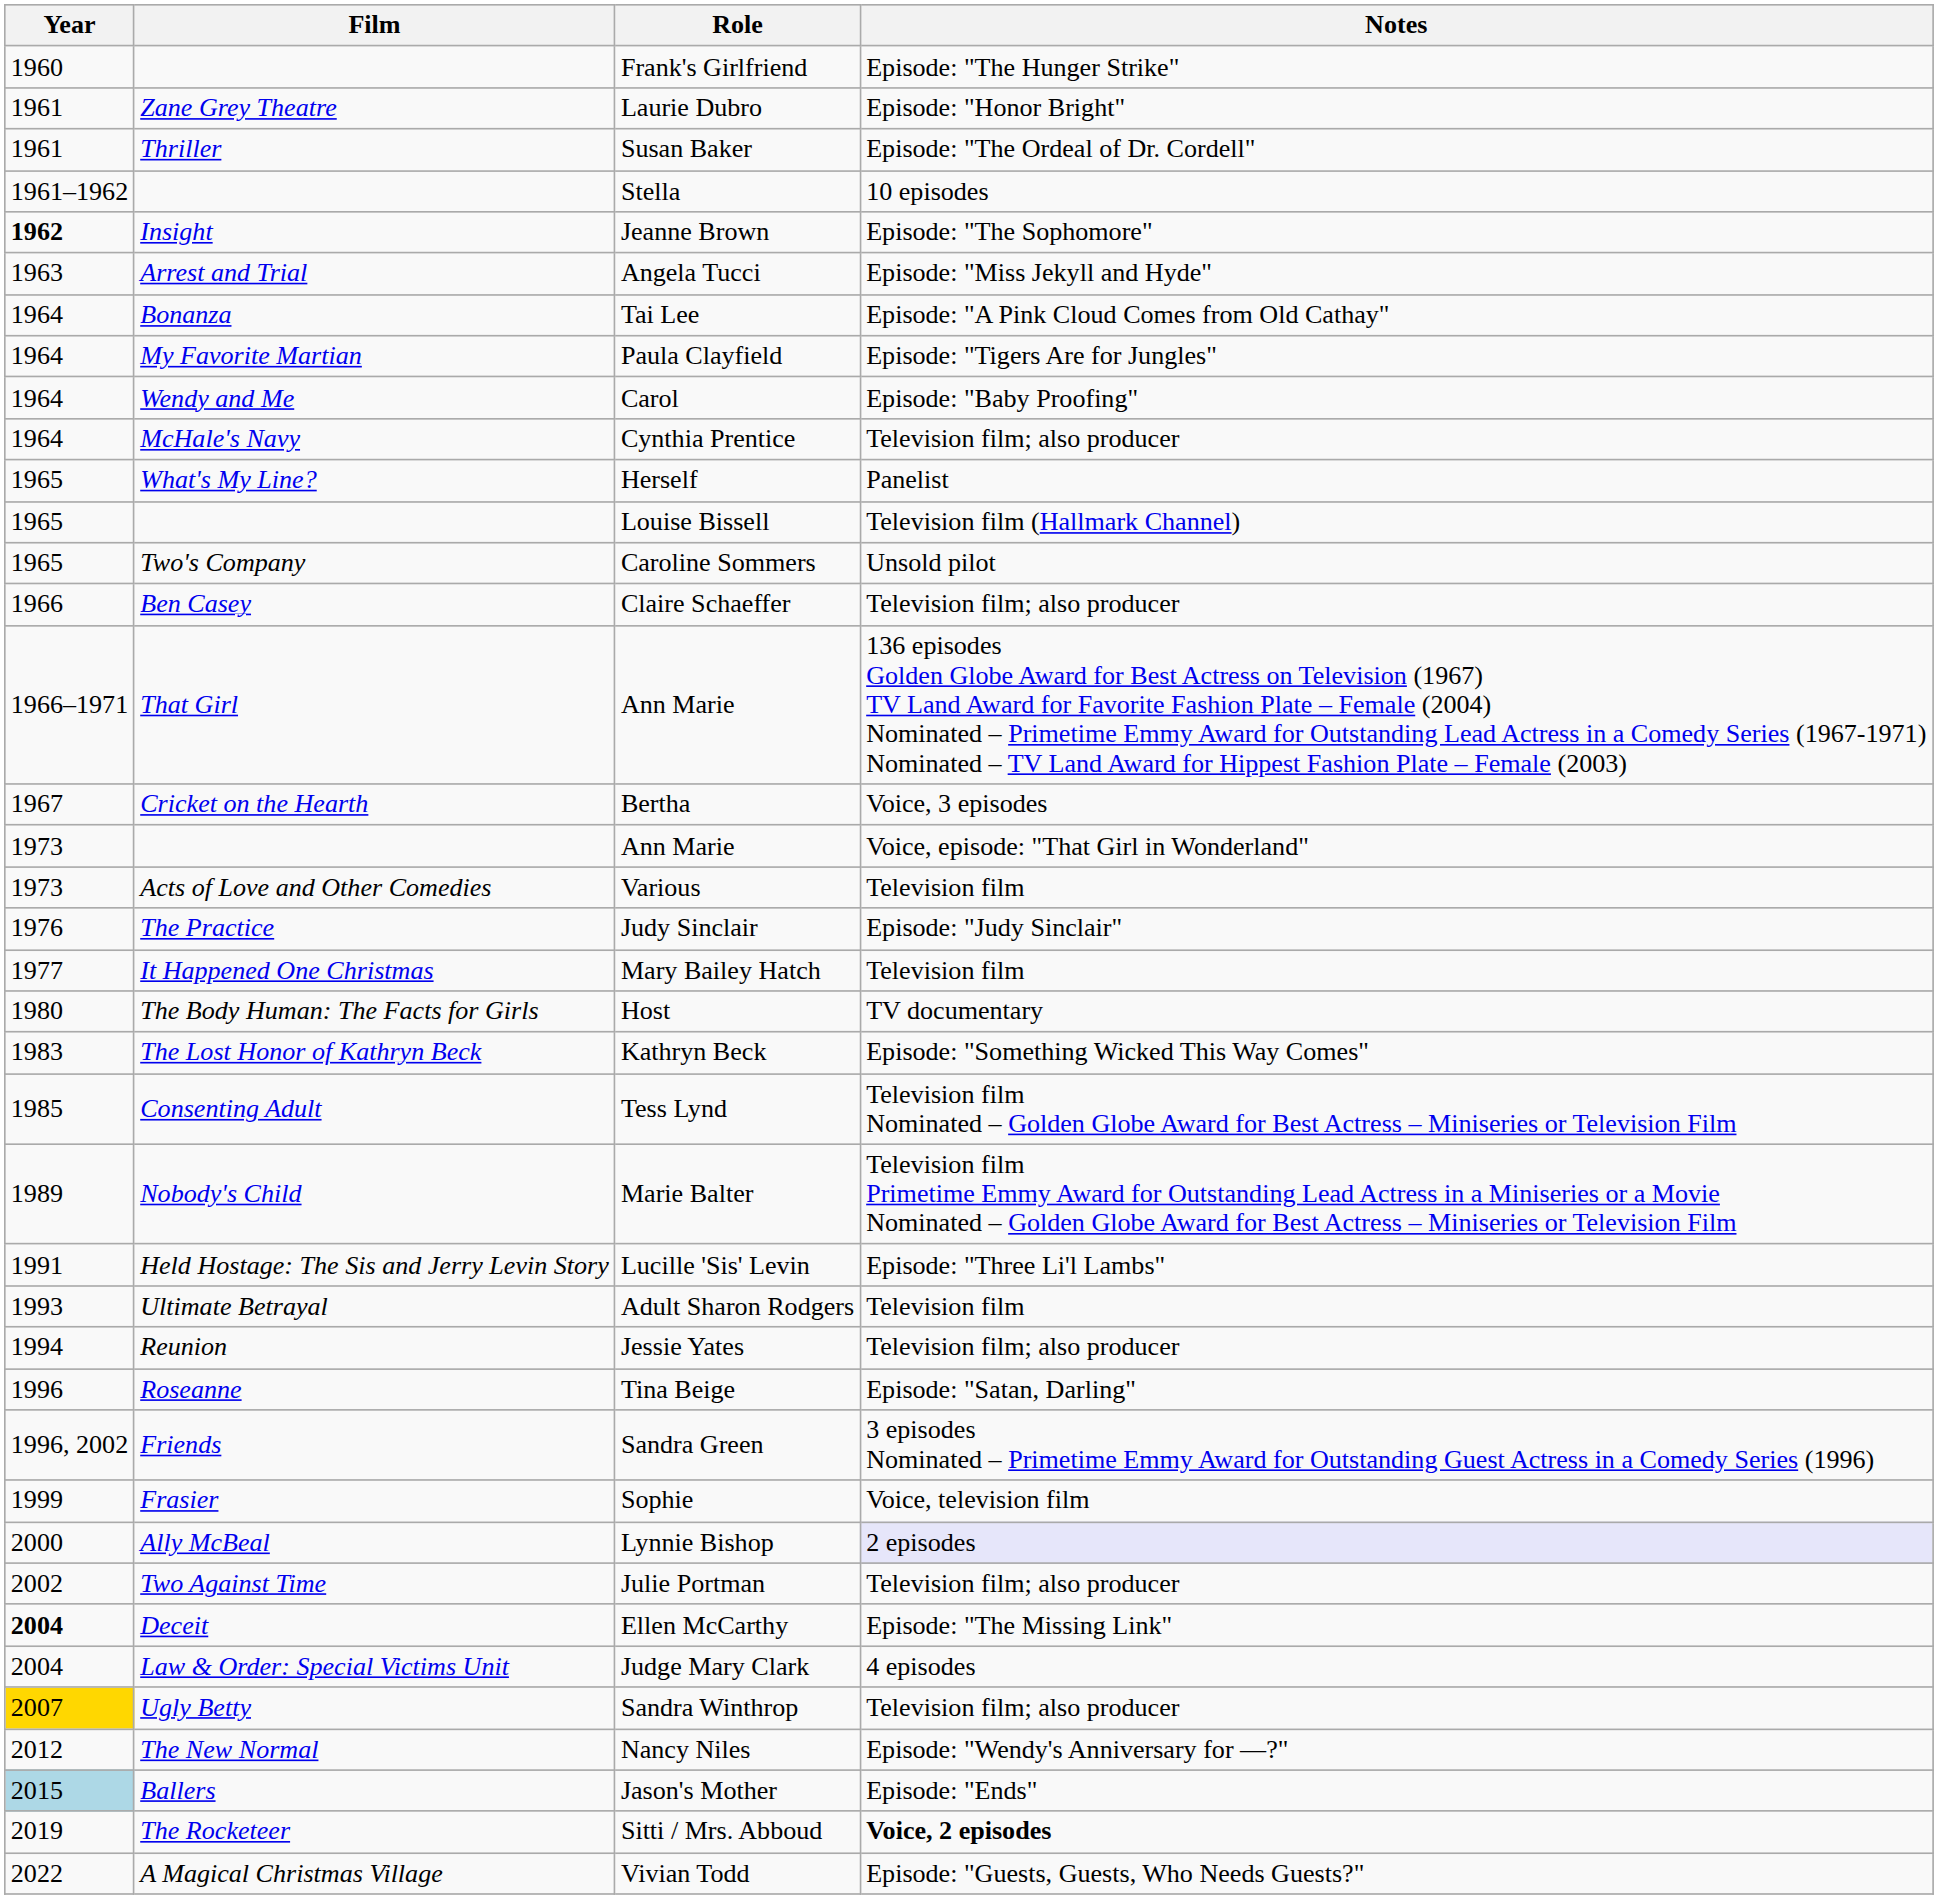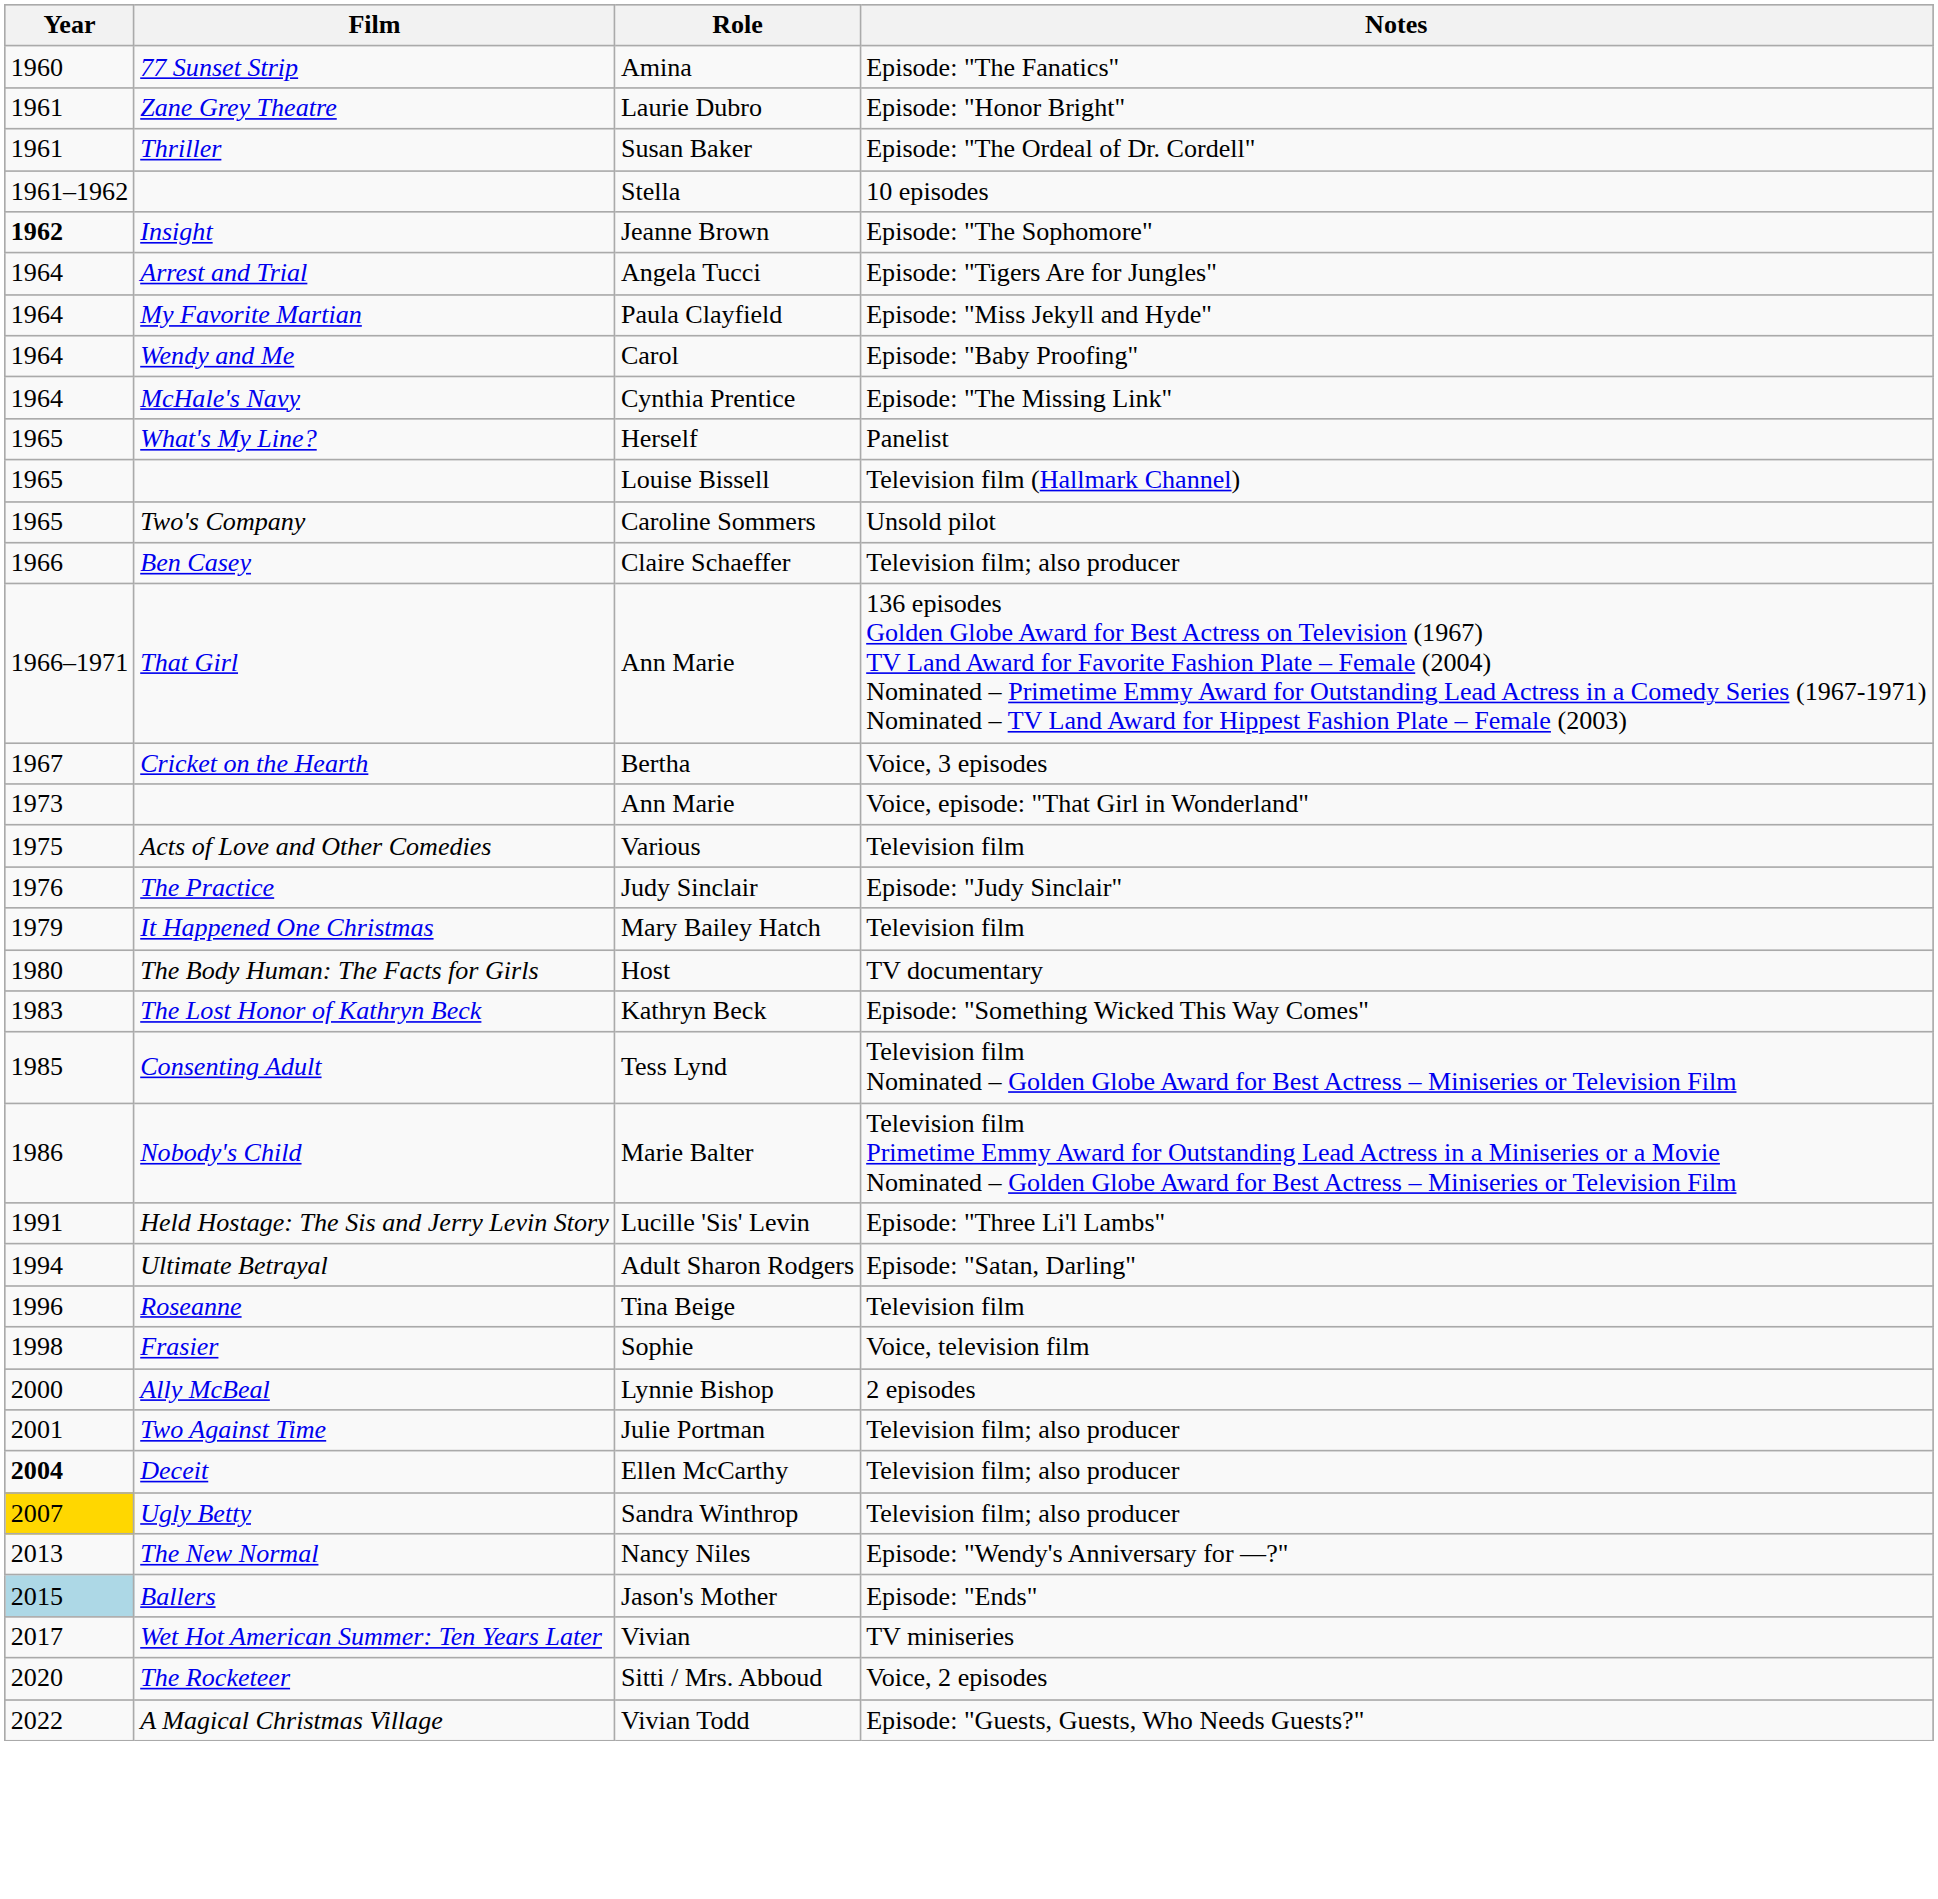- row: (375, 67)
+ row: (219, 66)
(37, 273) 1963 -> (37, 273) 1964
(1039, 273) Episode: "Miss Jekyll and Hyde" -> (1041, 273) Episode: "Tigers Are for Jungles"
- row: (186, 314)
(1041, 356) Episode: "Tigers Are for Jungles" -> (1039, 314) Episode: "Miss Jekyll and Hyde"
(1023, 438) Television film; also producer -> (1019, 397) Episode: "The Missing Link"
(37, 887) 1973 -> (37, 845) 1975
(37, 969) 1977 -> (37, 928) 1979
(37, 1193) 1989 -> (37, 1152) 1986
(37, 1305) 1993 -> (37, 1264) 1994
(945, 1305) Television film -> (1001, 1264) Episode: "Satan, Darling"
- row: (184, 1347)
(1001, 1388) Episode: "Satan, Darling" -> (945, 1305) Television film
- row: (181, 1444)
(37, 1500) 1999 -> (37, 1347) 1998
(921, 1542) lavender background -> (921, 1388) no background
(37, 1583) 2002 -> (37, 1430) 2001
(1019, 1624) Episode: "The Missing Link" -> (1023, 1471) Television film; also producer
- row: (325, 1666)
(37, 1748) 2012 -> (37, 1554) 2013
+ row: (371, 1636)
(37, 1831) 2019 -> (37, 1678) 2020
(959, 1831) bold -> (957, 1678) normal
